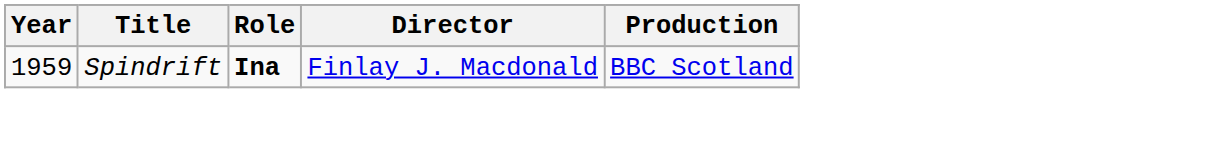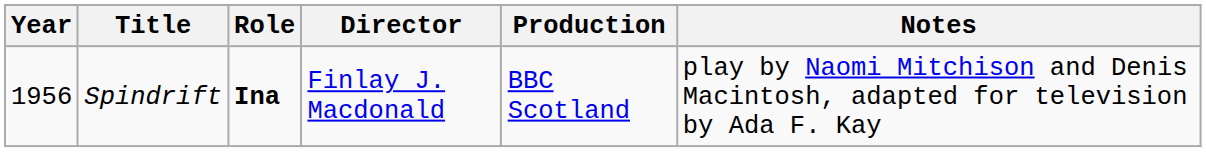+ column: (939, 26)
(42, 67) 1959 -> (42, 97) 1956
